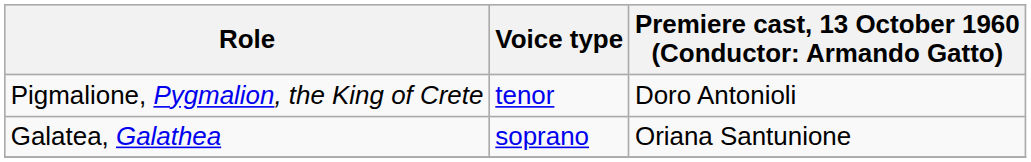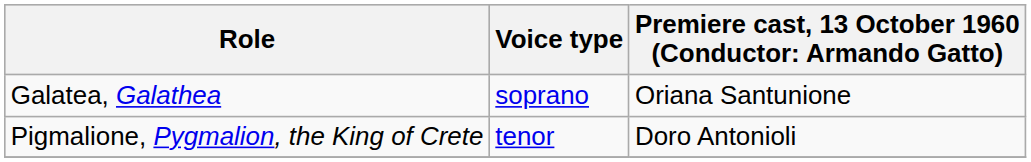rows swapped: (247, 95) <-> (116, 136)
